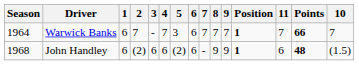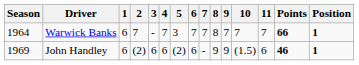columns swapped: (340, 13) <-> (254, 13)
(194, 32) 6 -> (194, 32) 7
(215, 32) 7 -> (215, 32) 8
(18, 51) 1968 -> (18, 51) 1969
(300, 51) 48 -> (283, 51) 46
